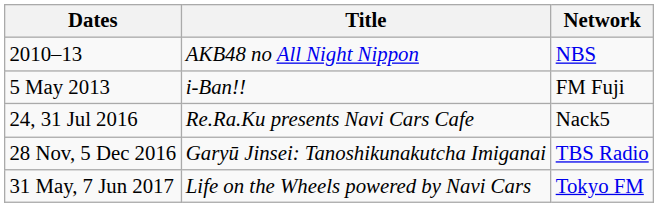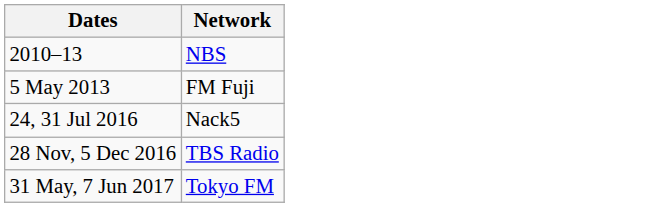- column: (366, 20)
